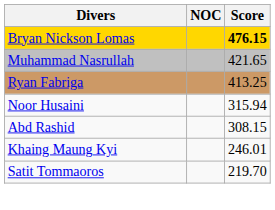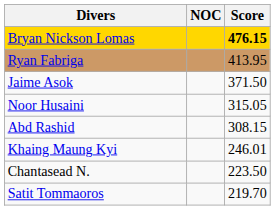- row: (71, 60)
(247, 82) 413.25 -> (247, 60) 413.95
+ row: (40, 82)
(247, 104) 315.94 -> (247, 104) 315.05
+ row: (49, 171)
